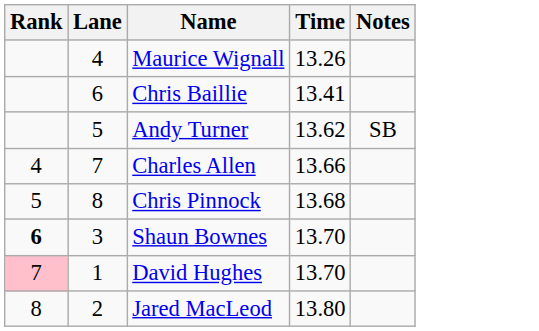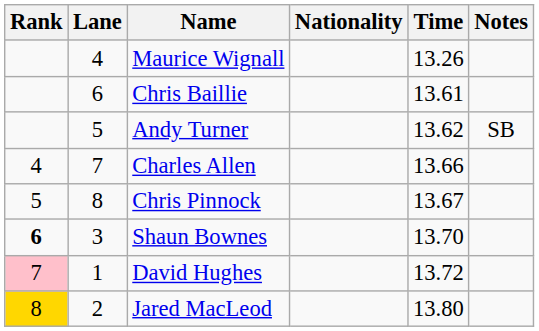+ column: (349, 22)
(320, 93) 13.41 -> (438, 93) 13.61
(320, 201) 13.68 -> (438, 201) 13.67
(320, 272) 13.70 -> (438, 272) 13.72
(36, 308) no background -> (36, 308) gold background
